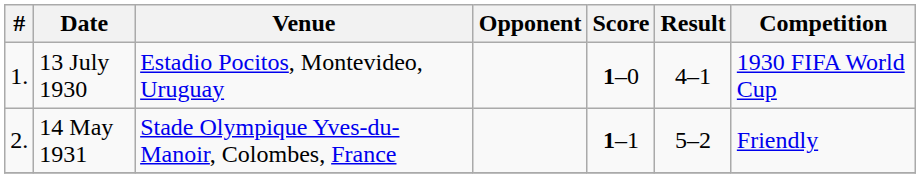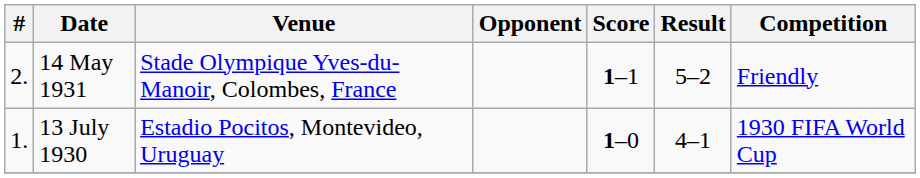rows swapped: (74, 75) <-> (76, 140)
